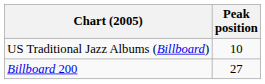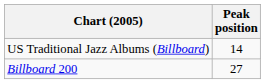(236, 48) 10 -> (236, 48) 14
